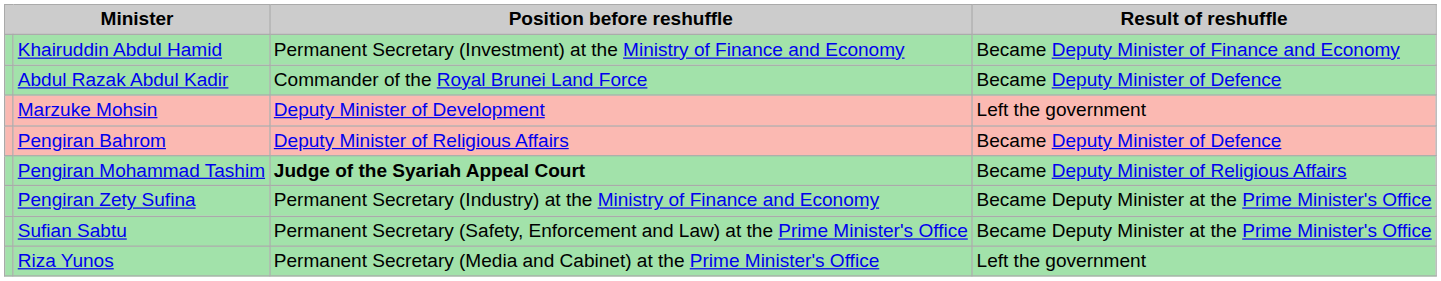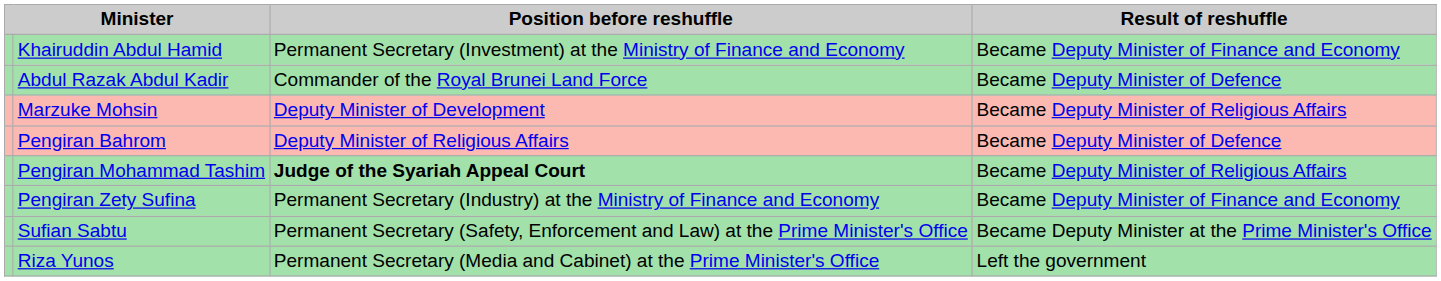(1061, 110) Left the government -> (1162, 110) Became Deputy Minister of Religious Affairs
(1204, 200) Became Deputy Minister at the Prime Minister's Office -> (1188, 200) Became Deputy Minister of Finance and Economy
